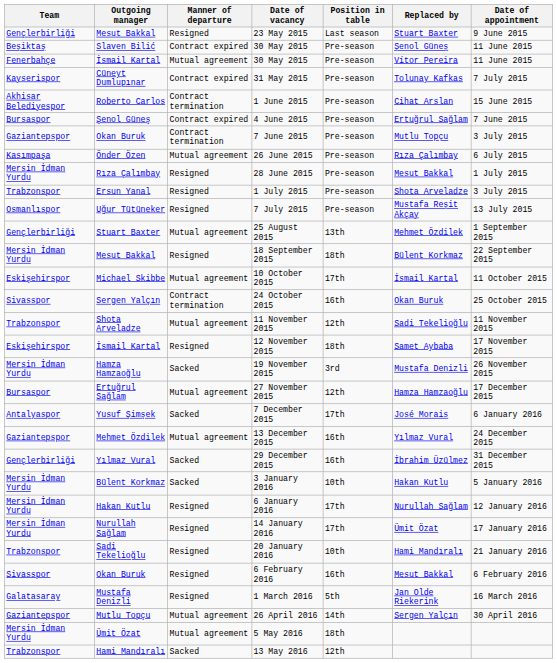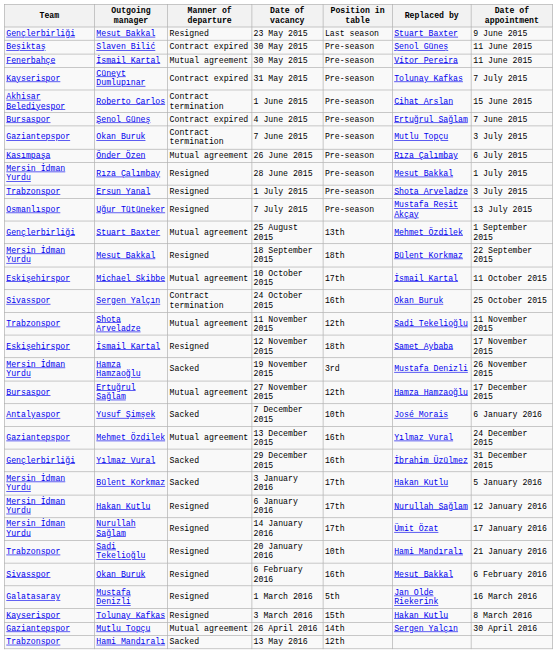(335, 415) 17th -> (335, 415) 10th
(335, 483) 10th -> (335, 483) 17th
+ row: (131, 615)
- row: (118, 634)
